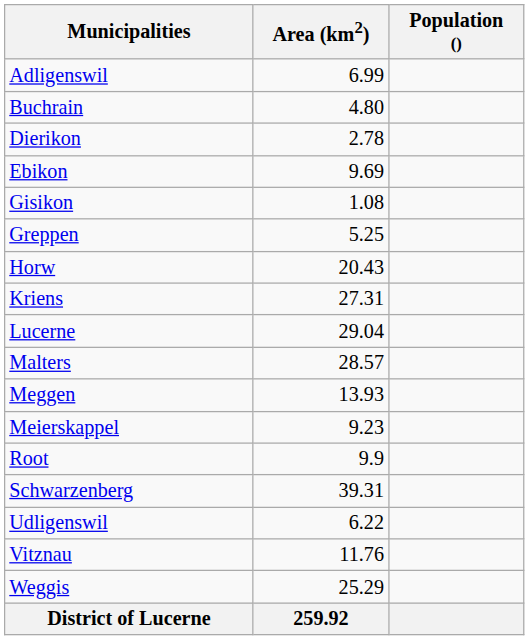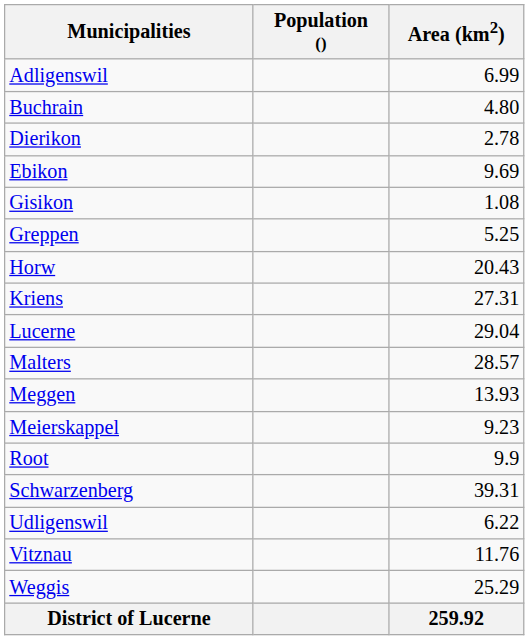columns swapped: (456, 31) <-> (321, 31)
